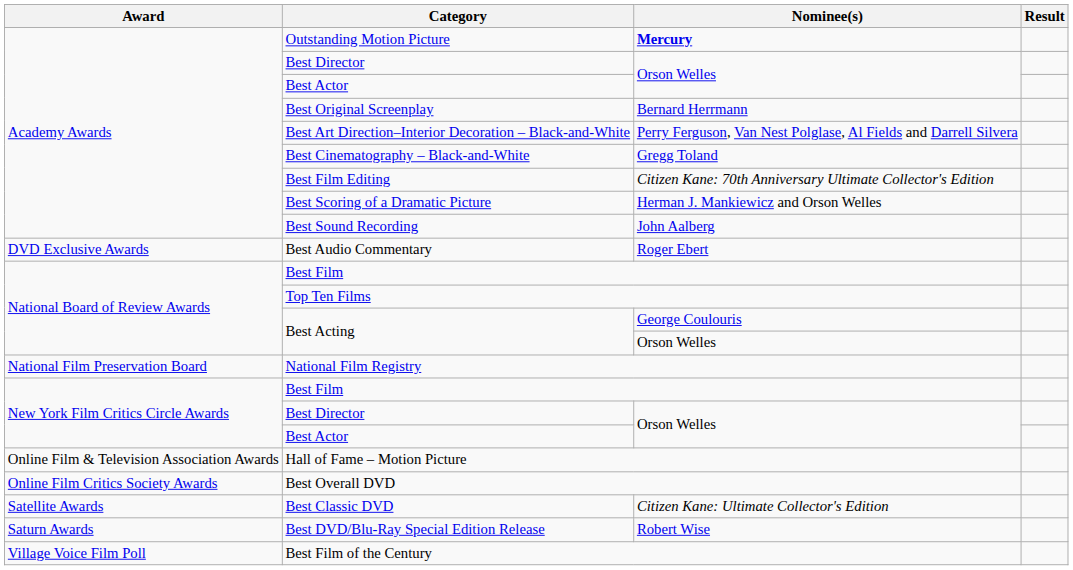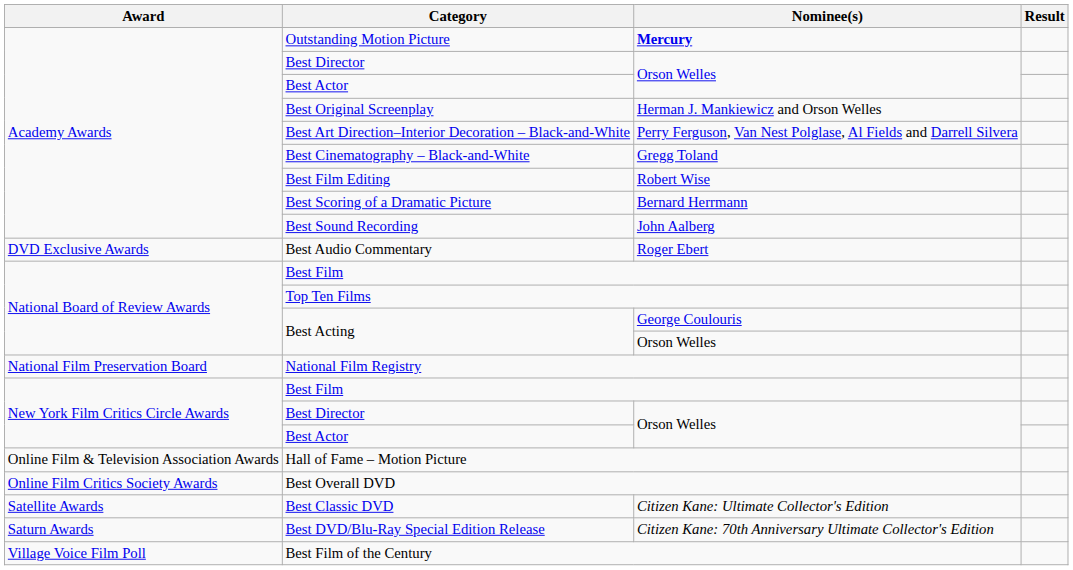(692, 109) Bernard Herrmann -> (759, 109) Herman J. Mankiewicz and Orson Welles
(815, 179) Citizen Kane: 70th Anniversary Ultimate Collector's Edition -> (673, 179) Robert Wise
(759, 202) Herman J. Mankiewicz and Orson Welles -> (692, 202) Bernard Herrmann
(673, 529) Robert Wise -> (815, 529) Citizen Kane: 70th Anniversary Ultimate Collector's Edition
